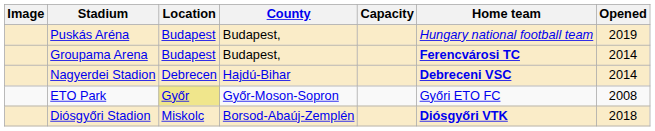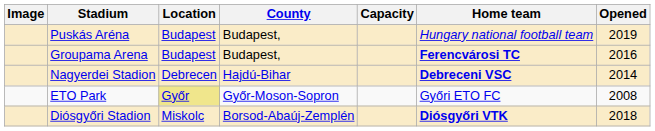(623, 55) 2014 -> (623, 55) 2016
